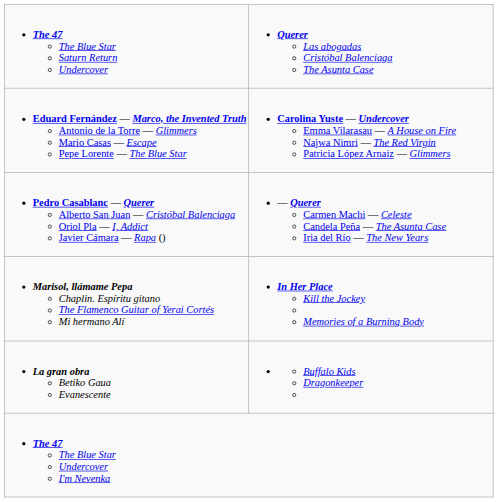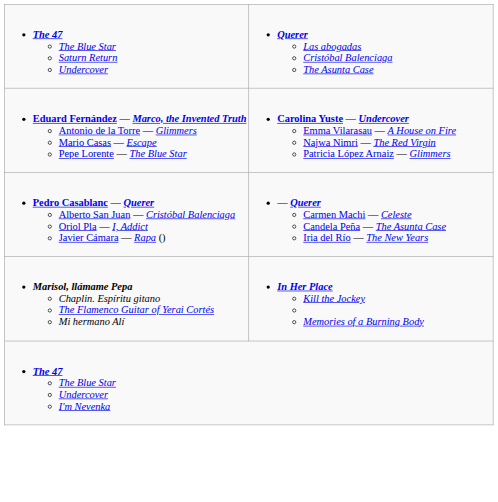- row: (127, 383)
